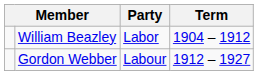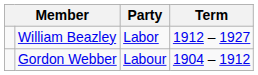(212, 37) 1904 – 1912 -> (212, 37) 1912 – 1927
(212, 59) 1912 – 1927 -> (212, 59) 1904 – 1912
